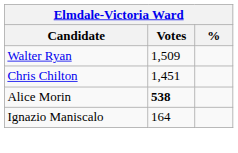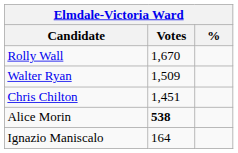+ row: (35, 55)
